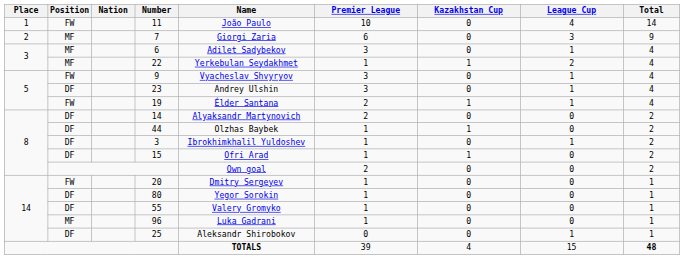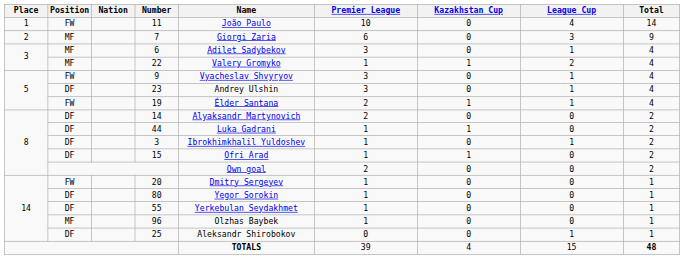(246, 64) Yerkebulan Seydakhmet -> (246, 64) Valery Gromyko
(246, 130) Olzhas Baybek -> (246, 130) Luka Gadrani
(246, 209) Valery Gromyko -> (246, 209) Yerkebulan Seydakhmet
(246, 222) Luka Gadrani -> (246, 222) Olzhas Baybek
